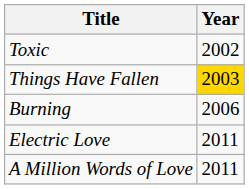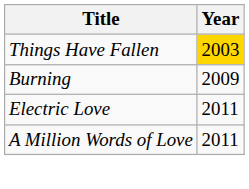- row: (29, 49)
(220, 109) 2006 -> (220, 79) 2009
